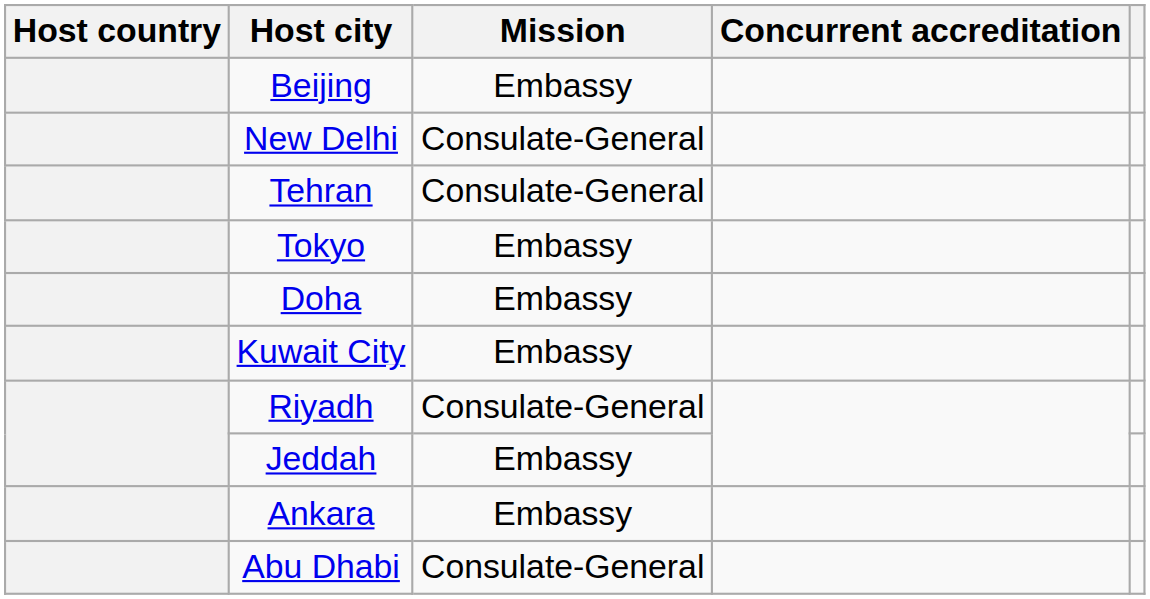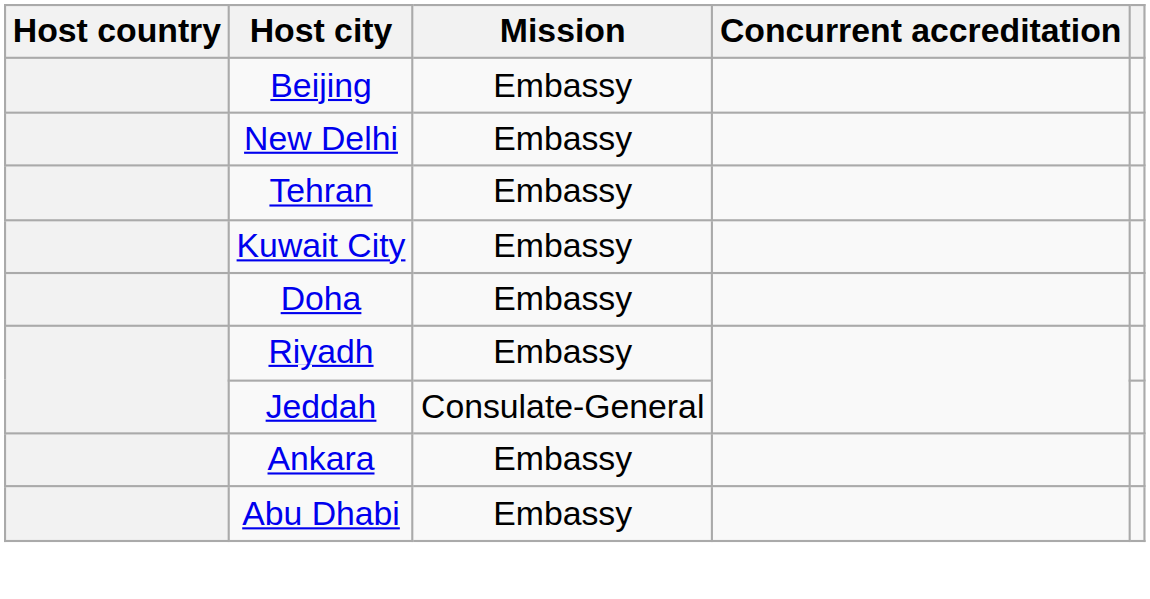(563, 138) Consulate-General -> (563, 138) Embassy
(563, 191) Consulate-General -> (563, 191) Embassy
- row: (321, 245)
rows swapped: (321, 352) <-> (321, 298)
(563, 406) Consulate-General -> (563, 352) Embassy
(563, 459) Embassy -> (563, 406) Consulate-General
(563, 566) Consulate-General -> (563, 513) Embassy
